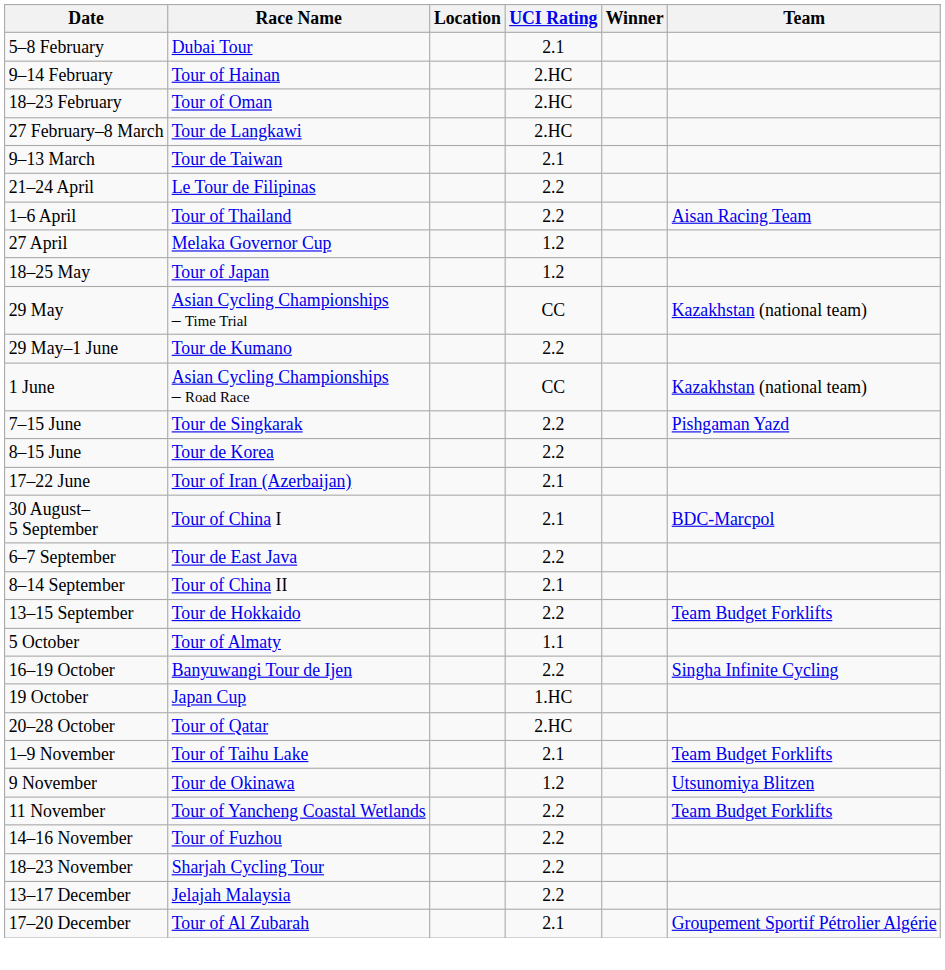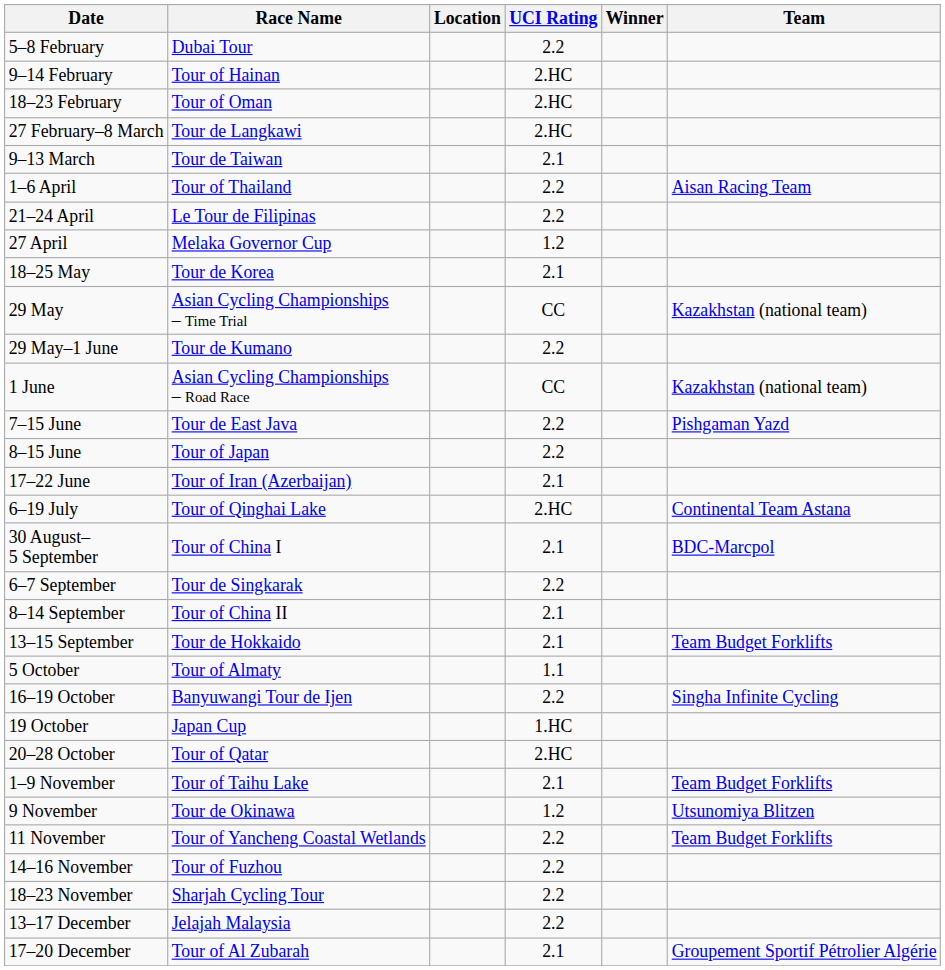(553, 46) 2.1 -> (553, 46) 2.2
rows swapped: (42, 215) <-> (51, 187)
(220, 272) Tour of Japan -> (223, 272) Tour de Korea
(553, 272) 1.2 -> (553, 272) 2.1
(237, 424) Tour de Singkarak -> (234, 424) Tour de East Java
(223, 452) Tour de Korea -> (220, 452) Tour of Japan
+ row: (43, 509)
(234, 557) Tour de East Java -> (237, 585) Tour de Singkarak
(553, 613) 2.2 -> (553, 641) 2.1
